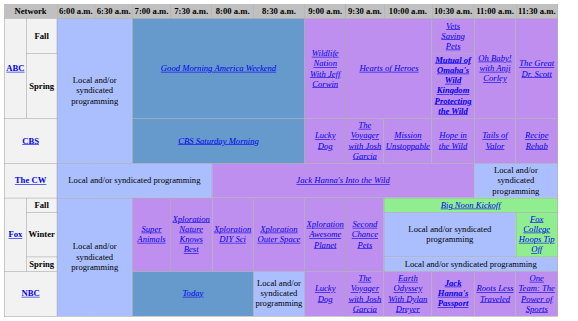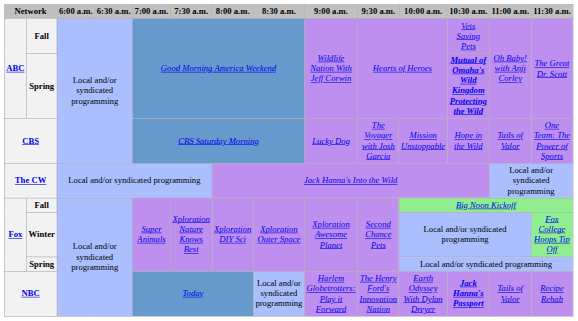(537, 141) Recipe Rehab -> (552, 141) One Team: The Power of Sports
(325, 294) Lucky Dog -> (331, 294) Harlem Globetrotters: Play it Forward
(365, 294) The Voyager with Josh Garcia -> (378, 294) The Henry Ford's Innovation Nation
(495, 294) Roots Less Traveled -> (510, 294) Tails of Valor
(537, 294) One Team: The Power of Sports -> (552, 294) Recipe Rehab
